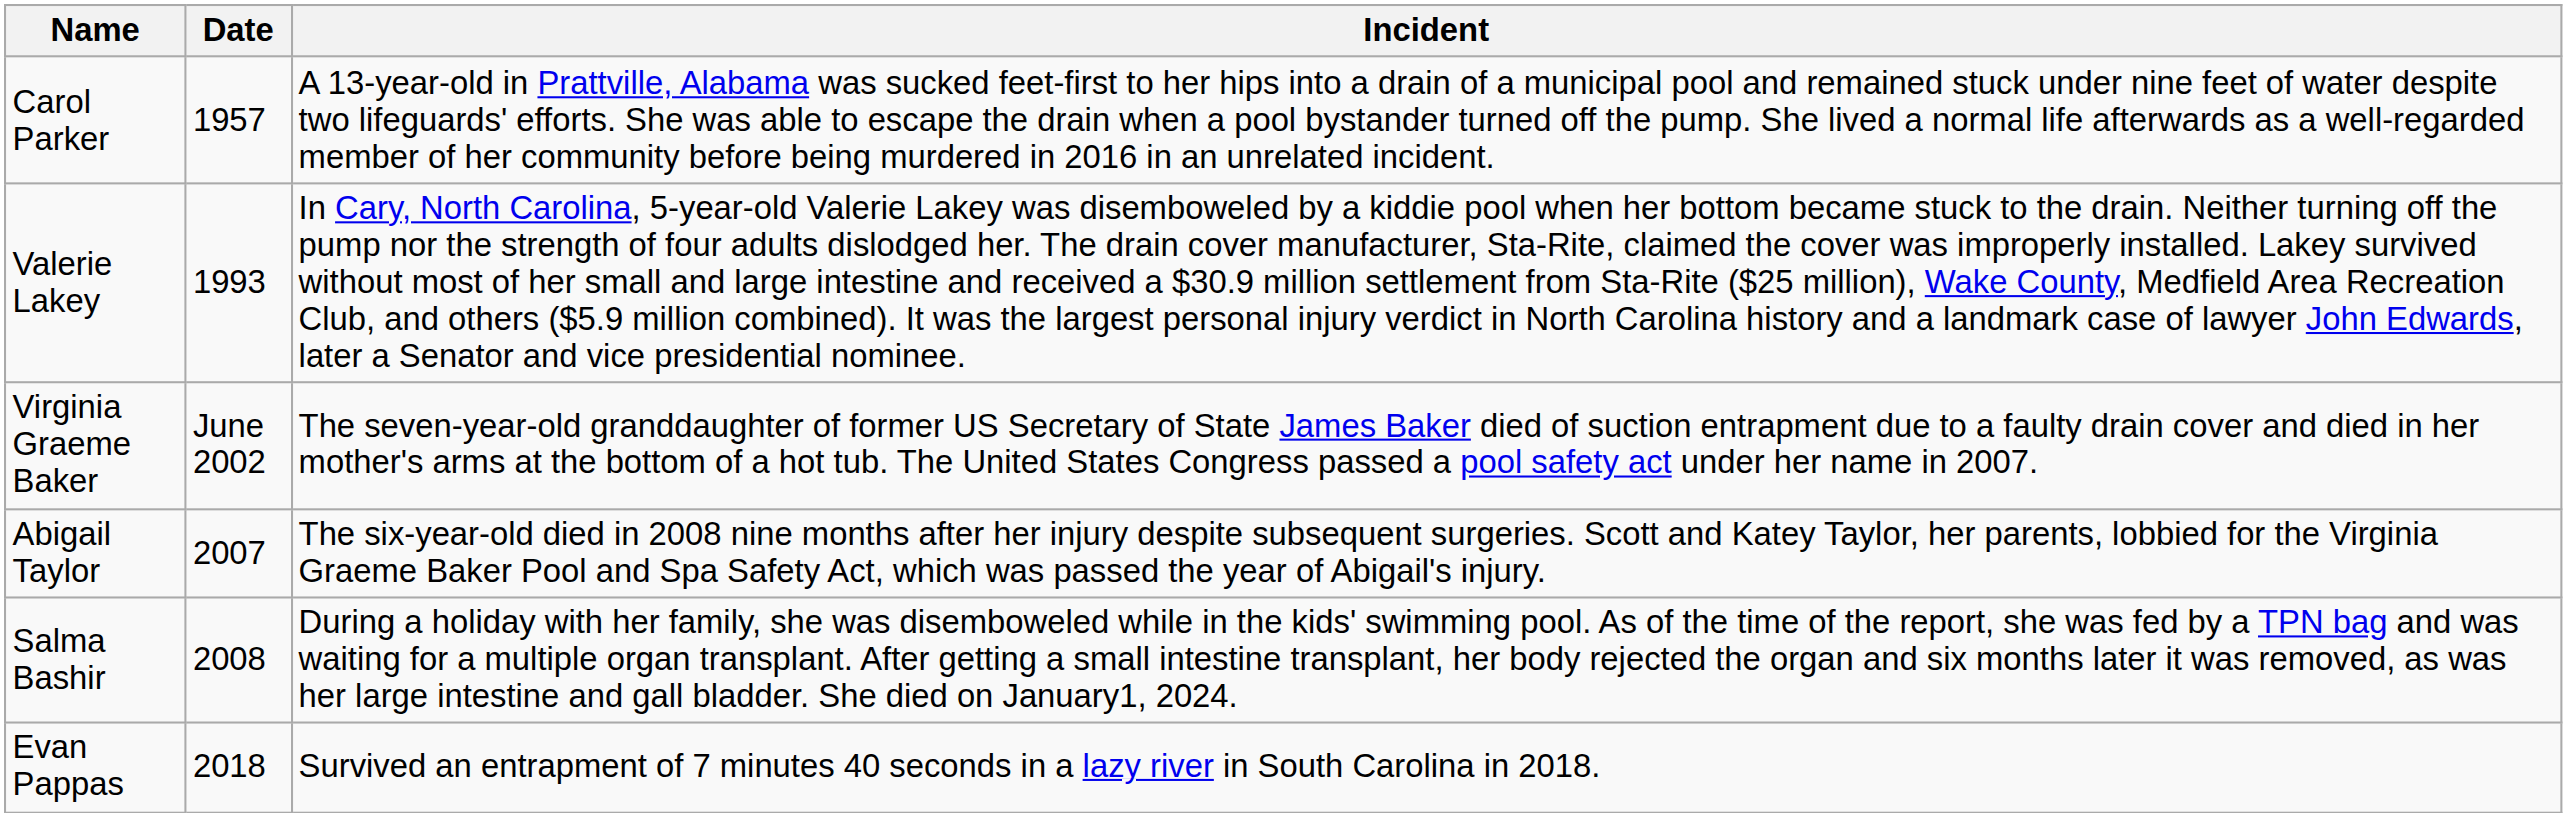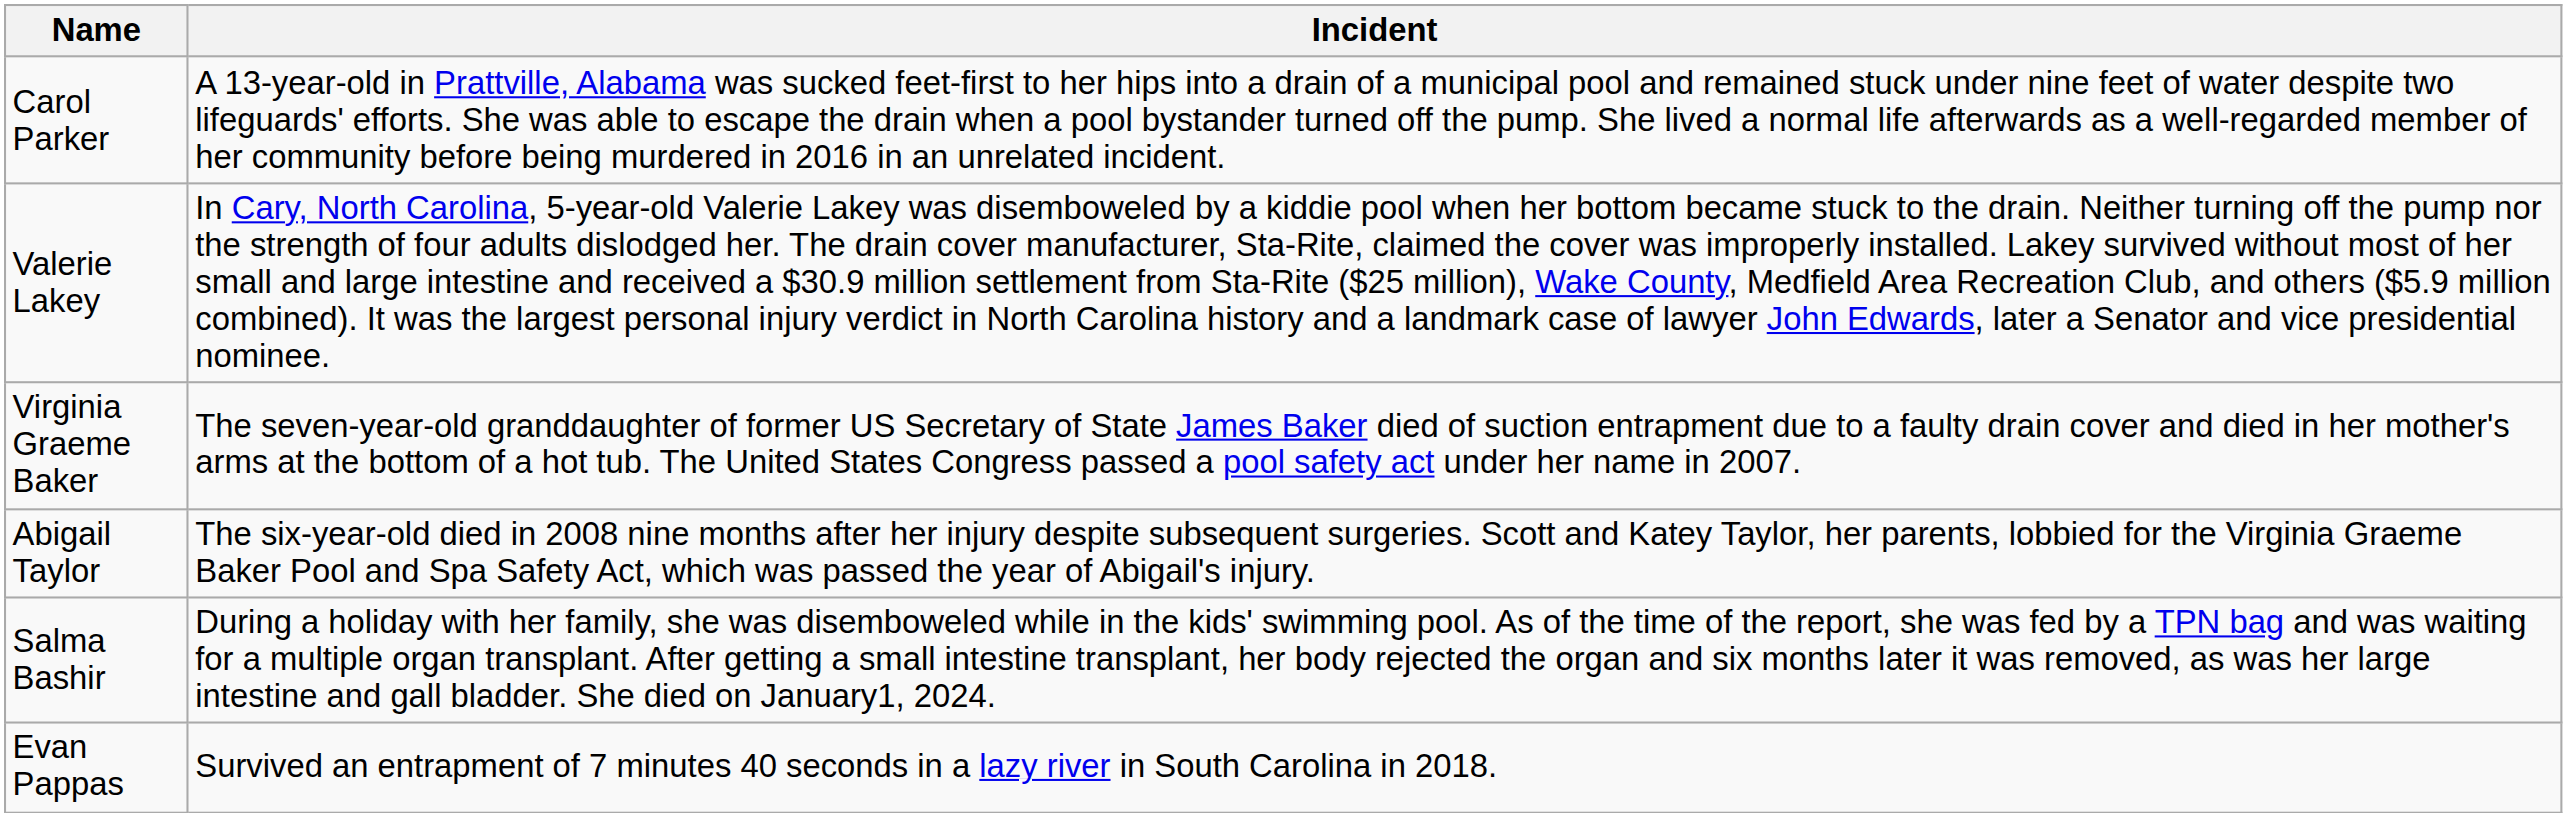- column: (238, 30)
